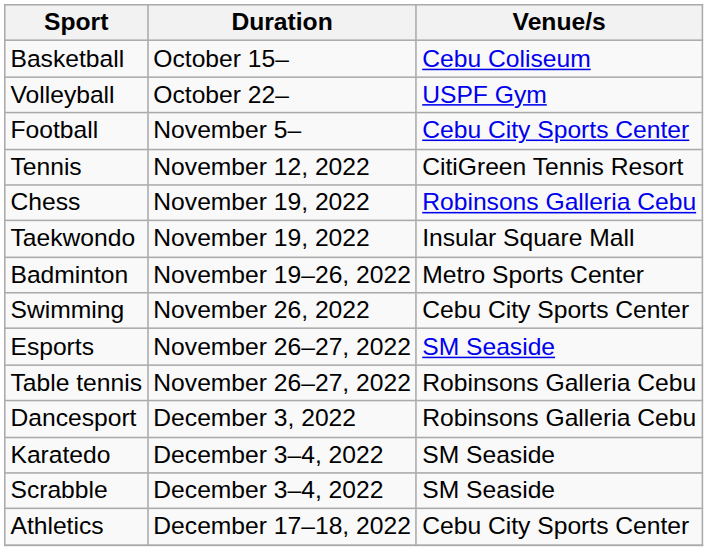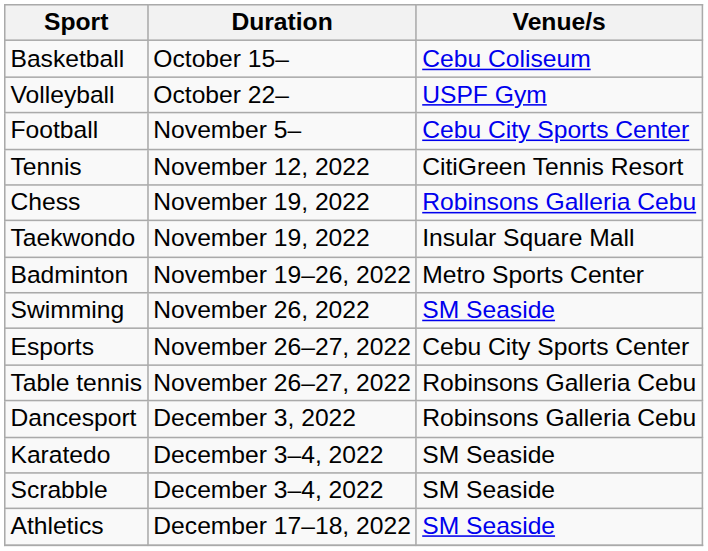(556, 310) Cebu City Sports Center -> (489, 310) SM Seaside
(489, 346) SM Seaside -> (556, 346) Cebu City Sports Center
(556, 526) Cebu City Sports Center -> (489, 526) SM Seaside
